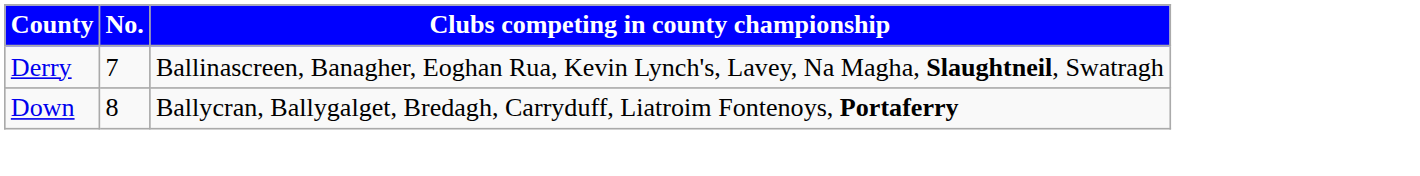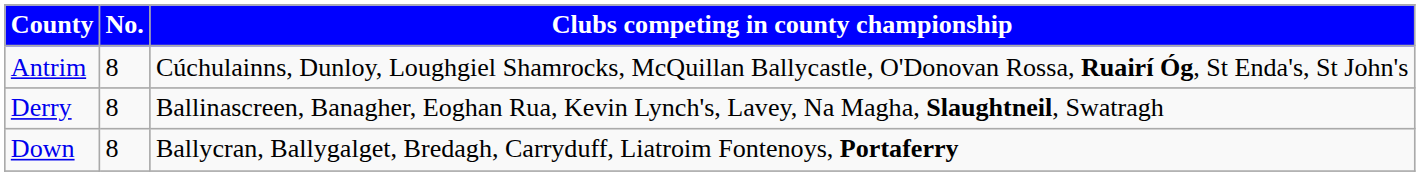+ row: (48, 66)
(112, 66) 7 -> (112, 107) 8
